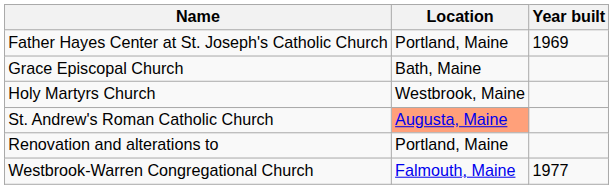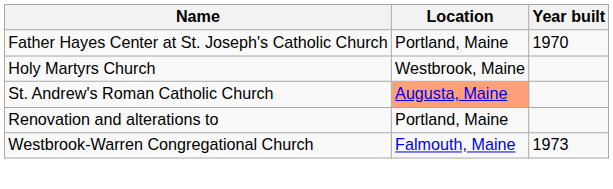(550, 42) 1969 -> (550, 42) 1970
- row: (96, 68)
(550, 171) 1977 -> (550, 145) 1973
